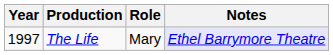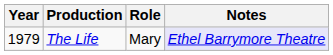(24, 38) 1997 -> (24, 38) 1979
